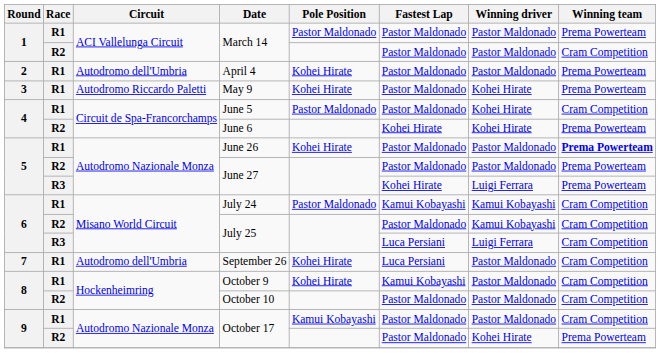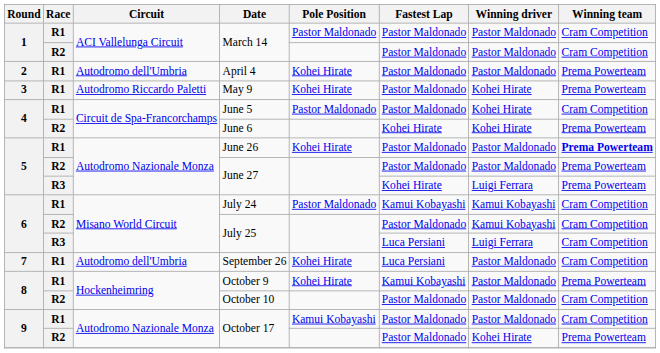(604, 32) Prema Powerteam -> (605, 32) Cram Competition
(605, 280) Cram Competition -> (604, 280) Prema Powerteam
